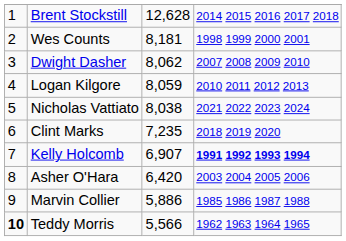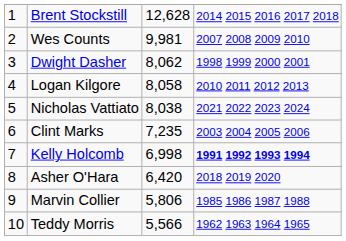(164, 39) 8,181 -> (164, 39) 9,981
(253, 39) 1998 1999 2000 2001 -> (253, 39) 2007 2008 2009 2010
(253, 62) 2007 2008 2009 2010 -> (253, 62) 1998 1999 2000 2001
(164, 85) 8,059 -> (164, 85) 8,058
(238, 131) 2018 2019 2020 -> (253, 131) 2003 2004 2005 2006
(164, 154) 6,907 -> (164, 154) 6,998
(253, 178) 2003 2004 2005 2006 -> (238, 178) 2018 2019 2020
(164, 200) 5,886 -> (164, 200) 5,806
(16, 223) bold -> (16, 223) normal
